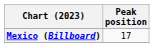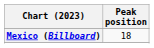(126, 36) 17 -> (126, 36) 18
